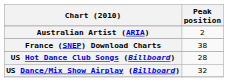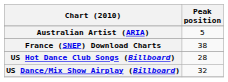(202, 32) 2 -> (202, 32) 5
